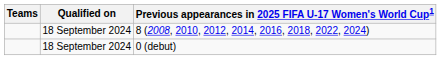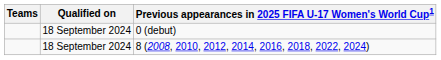rows swapped: (156, 47) <-> (253, 31)
